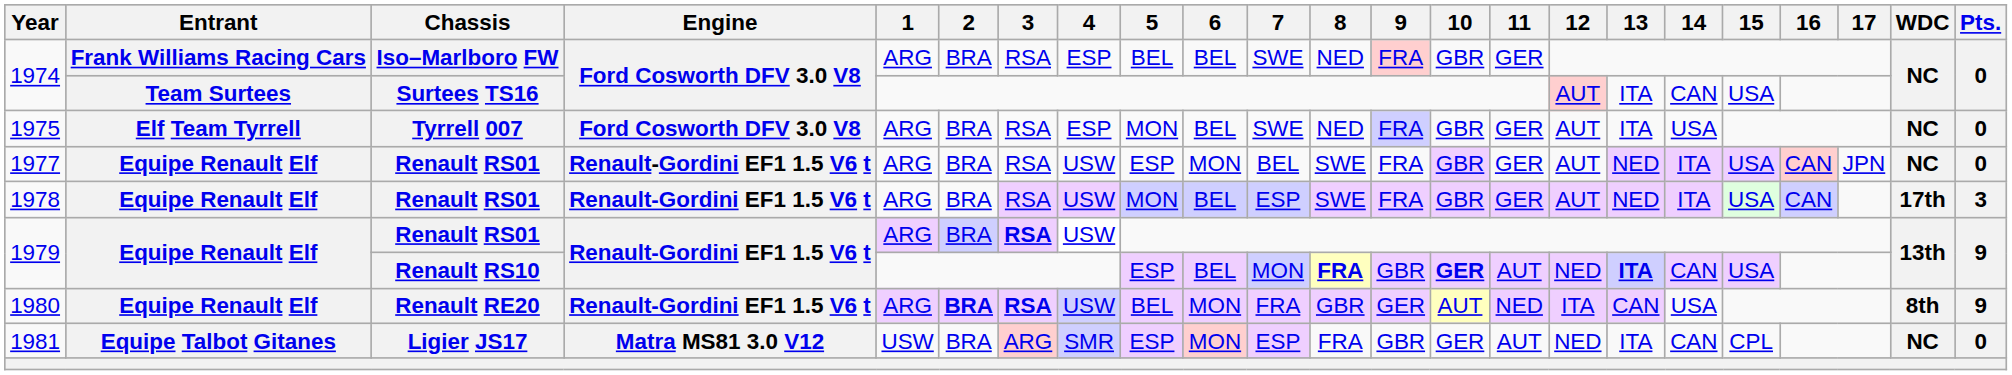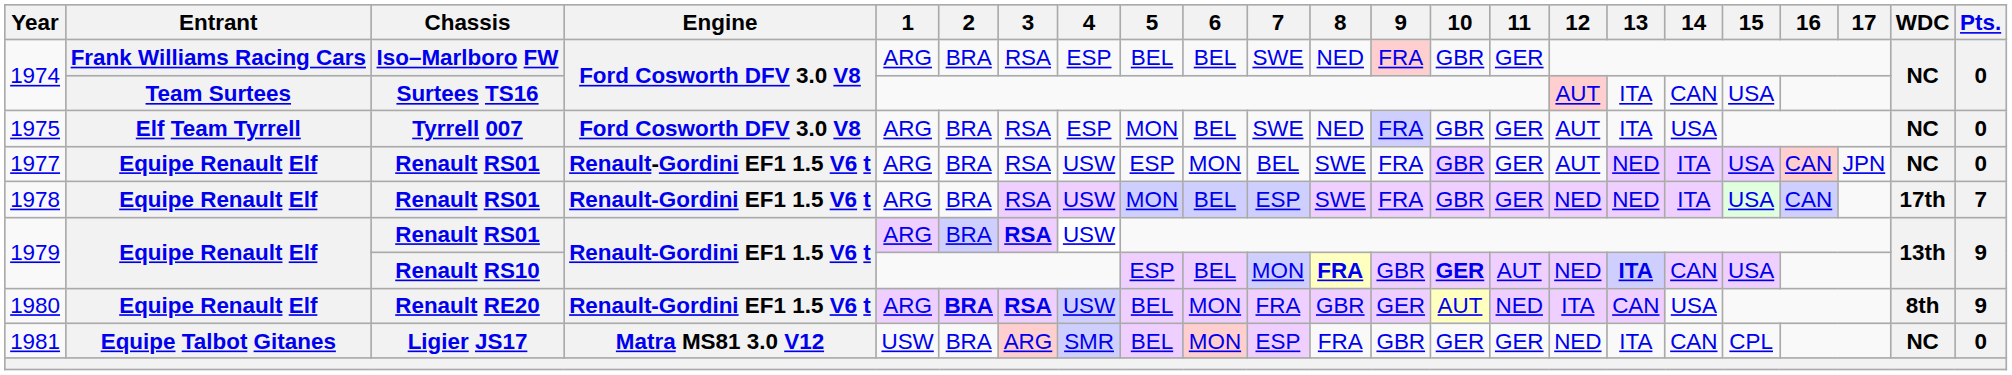(1578, 199) AUT -> (1578, 199) NED
(1981, 199) 3 -> (1981, 199) 7
(1152, 340) ESP -> (1152, 340) BEL
(1519, 340) AUT -> (1519, 340) GER
